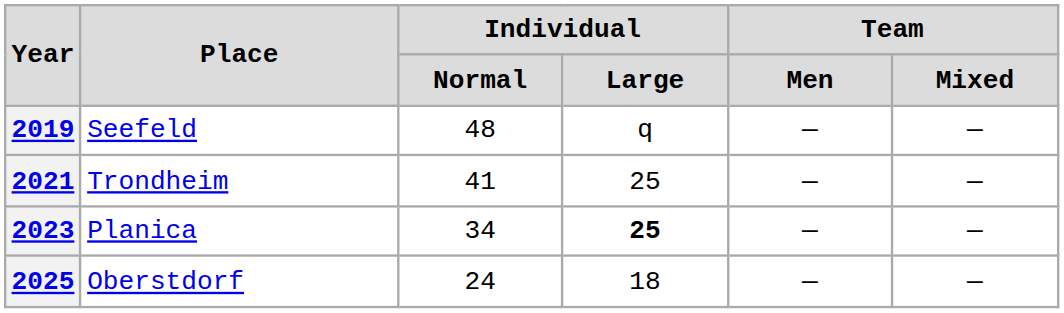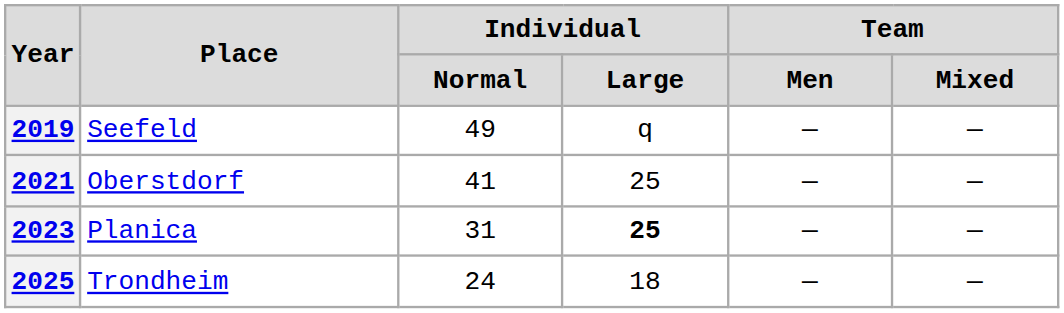(480, 131) 48 -> (480, 131) 49
(158, 181) Trondheim -> (166, 181) Oberstdorf
(480, 231) 34 -> (480, 231) 31
(166, 282) Oberstdorf -> (158, 282) Trondheim
